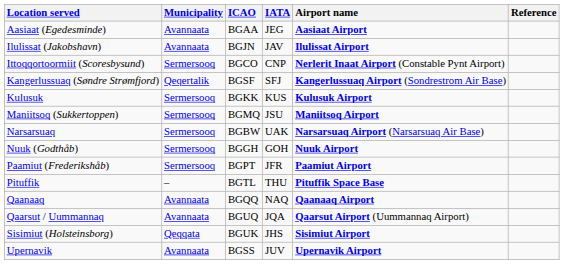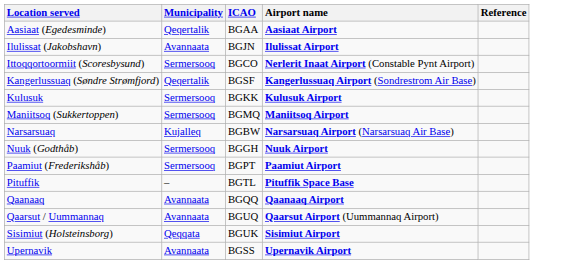- column: (278, 13)
(187, 30) Avannaata -> (187, 30) Qeqertalik
(190, 132) Sermersooq -> (182, 132) Kujalleq
